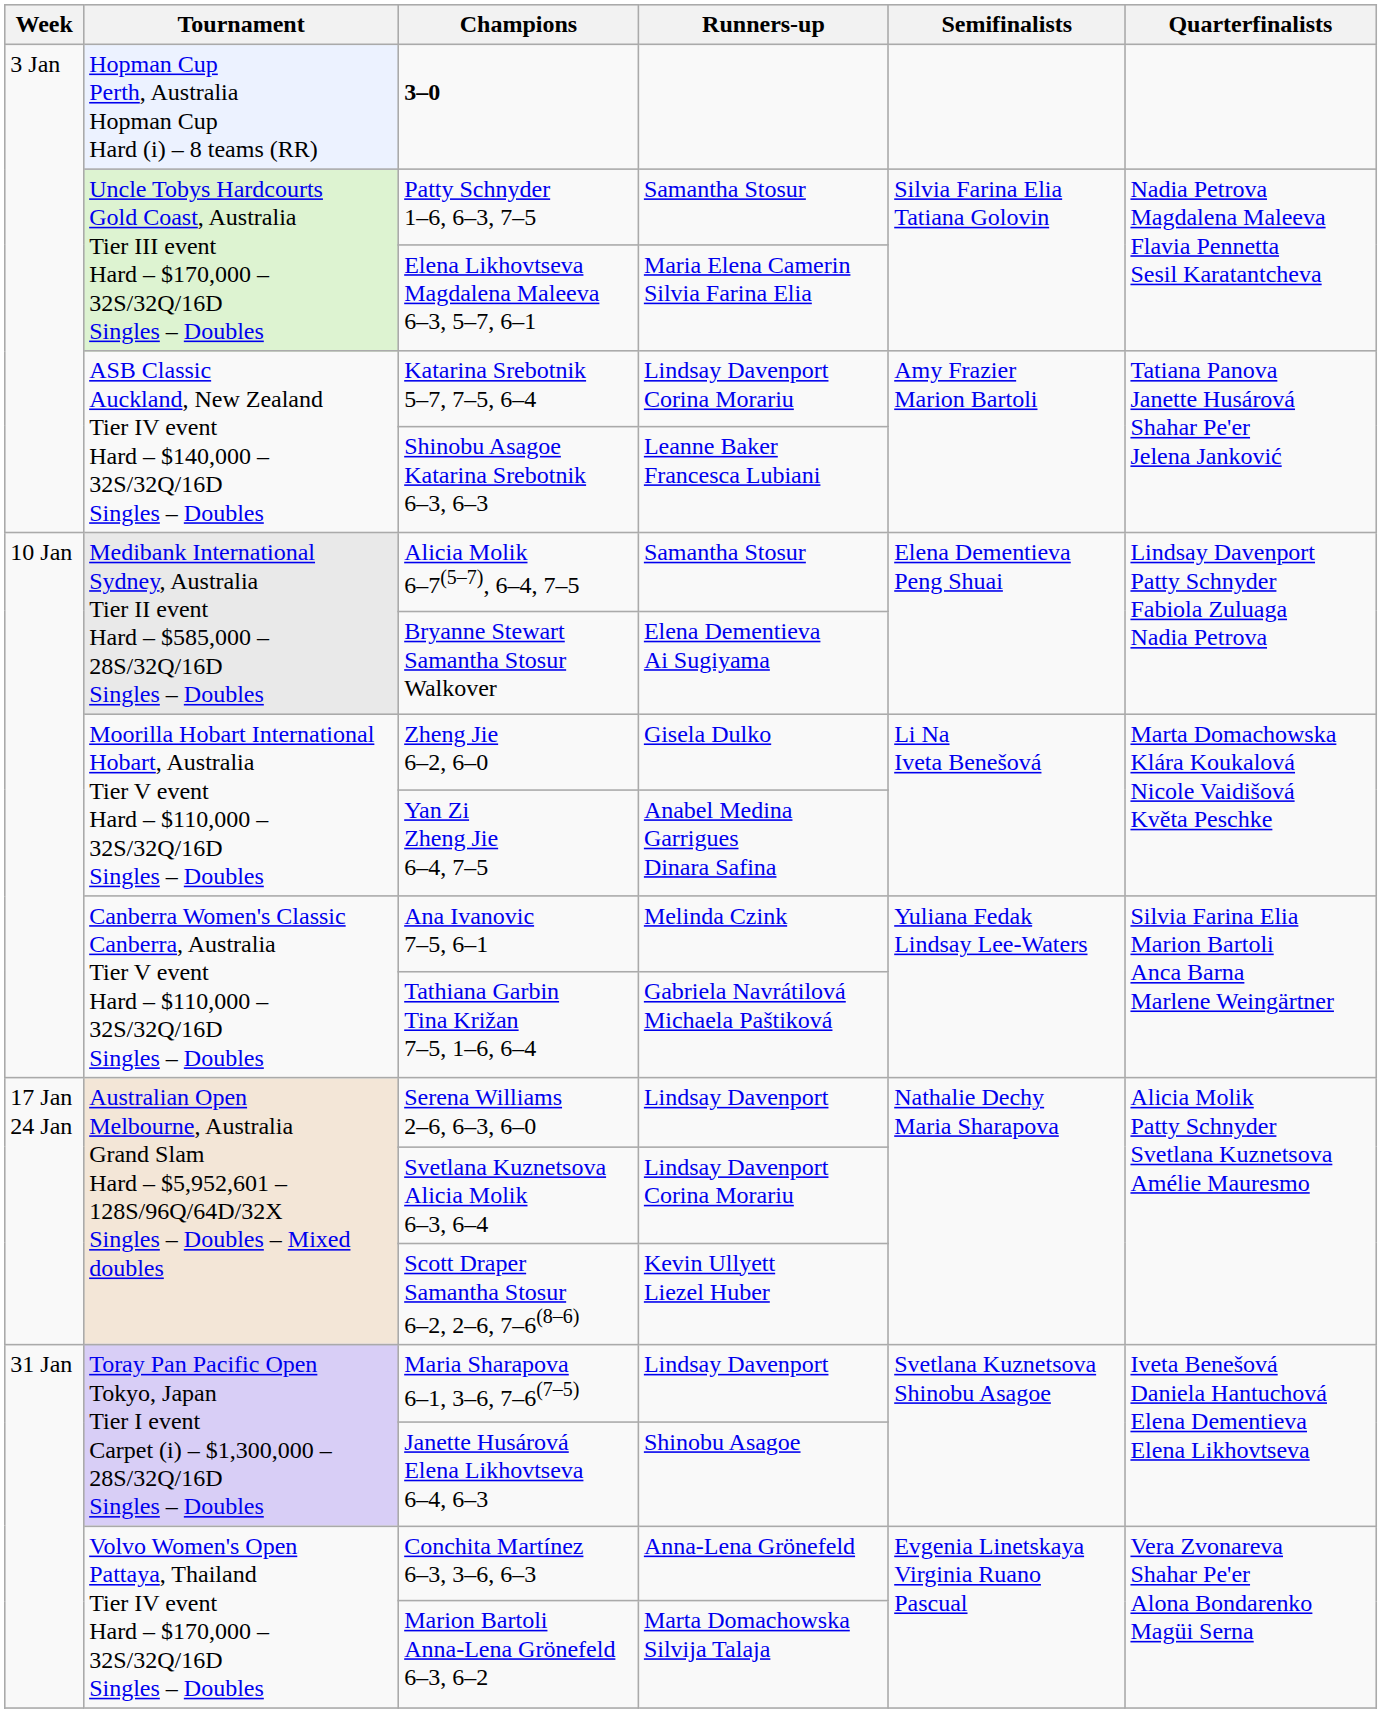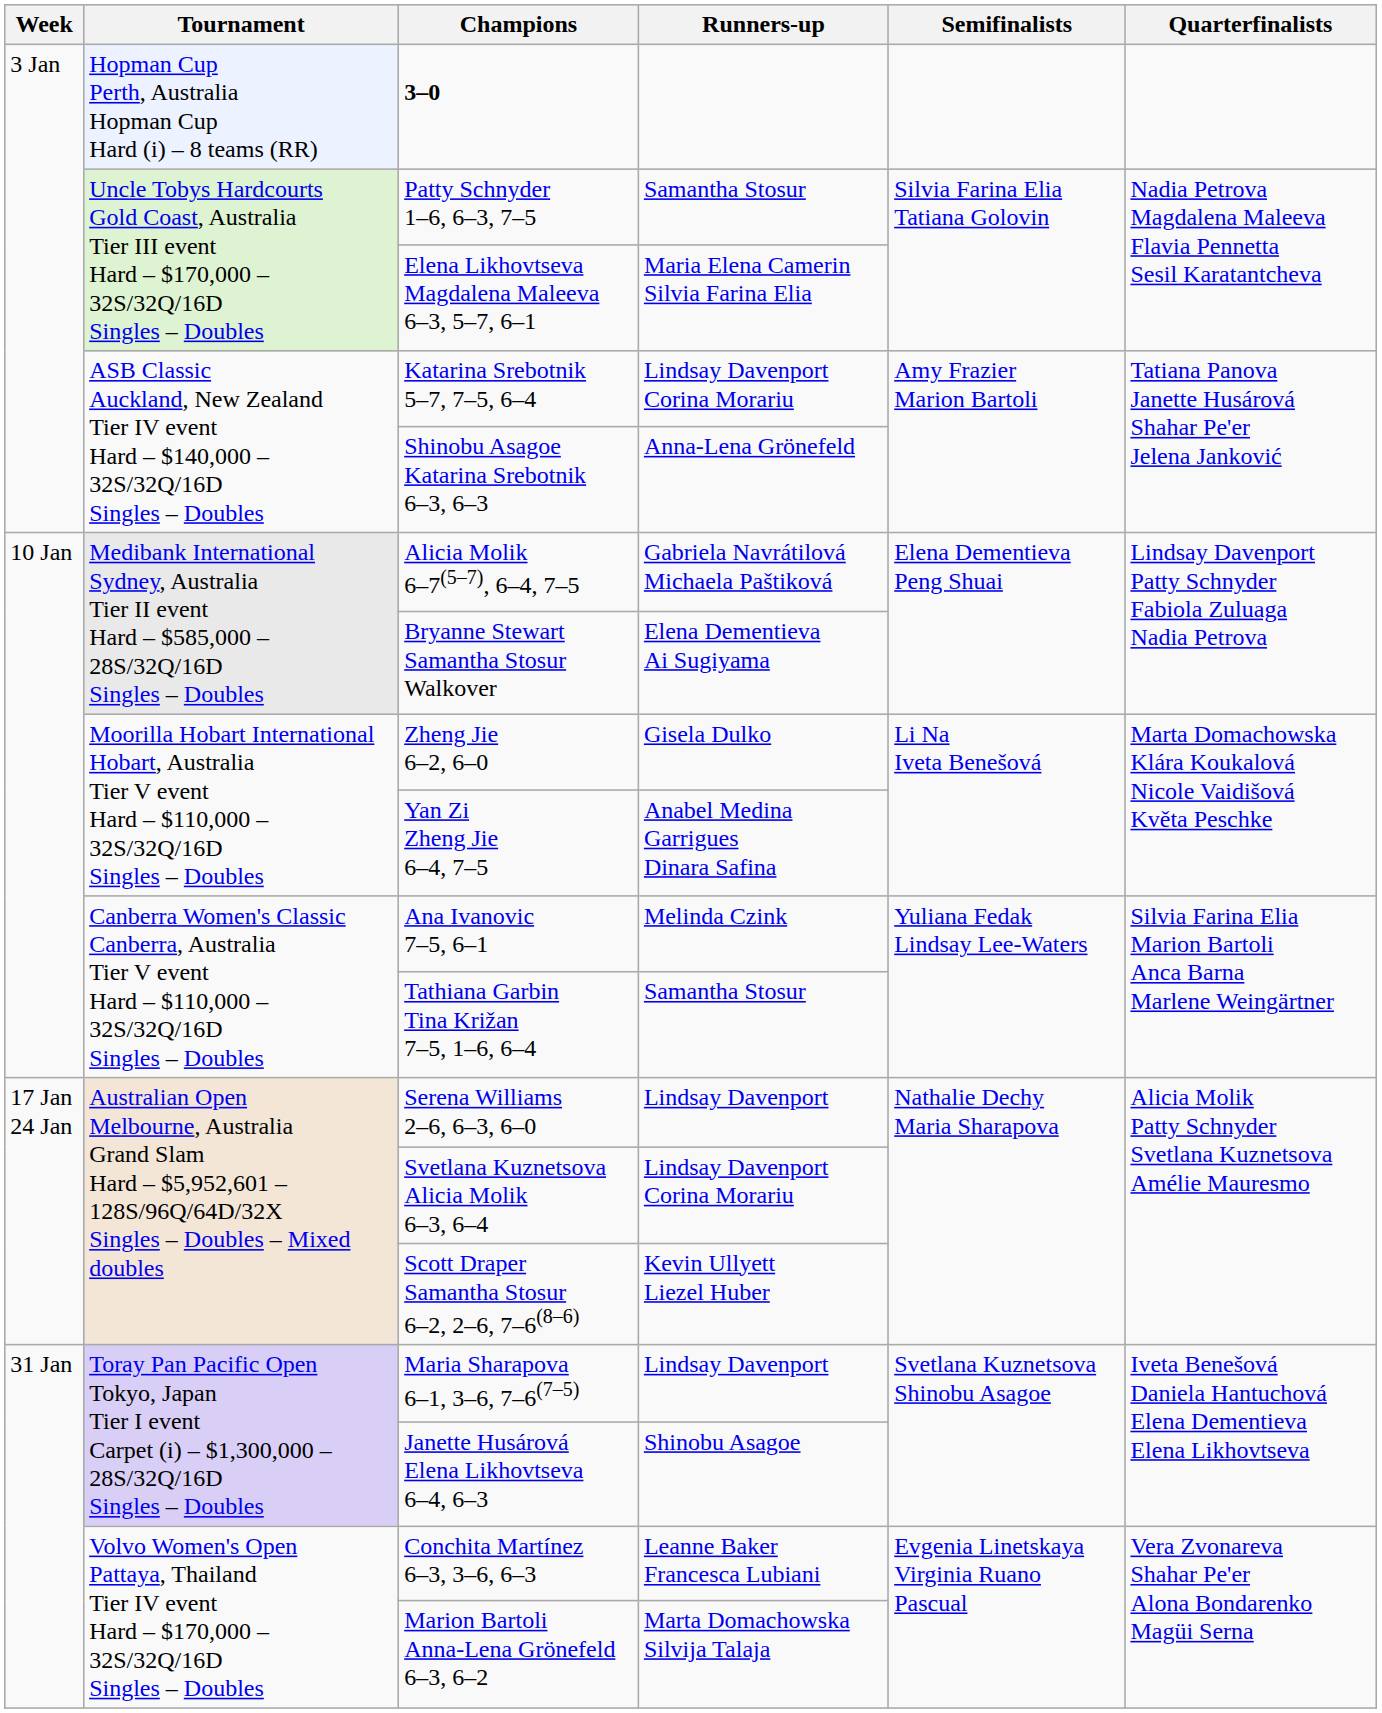(732, 460) Leanne Baker Francesca Lubiani -> (749, 445) Anna-Lena Grönefeld
(725, 552) Samantha Stosur -> (745, 566) Gabriela Navrátilová Michaela Paštiková
(745, 1005) Gabriela Navrátilová Michaela Paštiková -> (725, 991) Samantha Stosur
(749, 1545) Anna-Lena Grönefeld -> (732, 1559) Leanne Baker Francesca Lubiani
